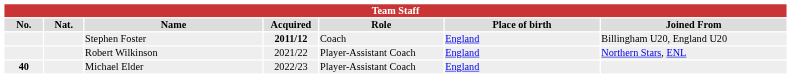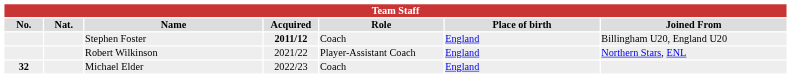(24, 67) 40 -> (24, 67) 32
(368, 67) Player-Assistant Coach -> (333, 67) Coach
